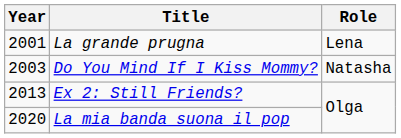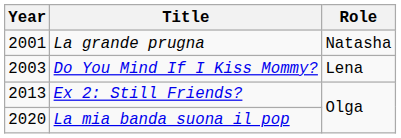(344, 43) Lena -> (358, 43) Natasha
(358, 69) Natasha -> (344, 69) Lena
